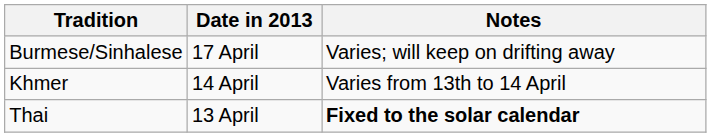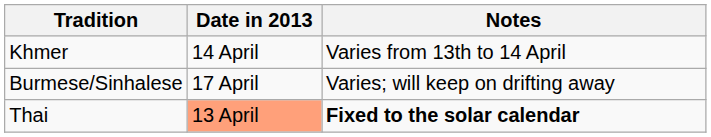rows swapped: (96, 52) <-> (39, 83)
(225, 115) no background -> (225, 115) lightsalmon background
